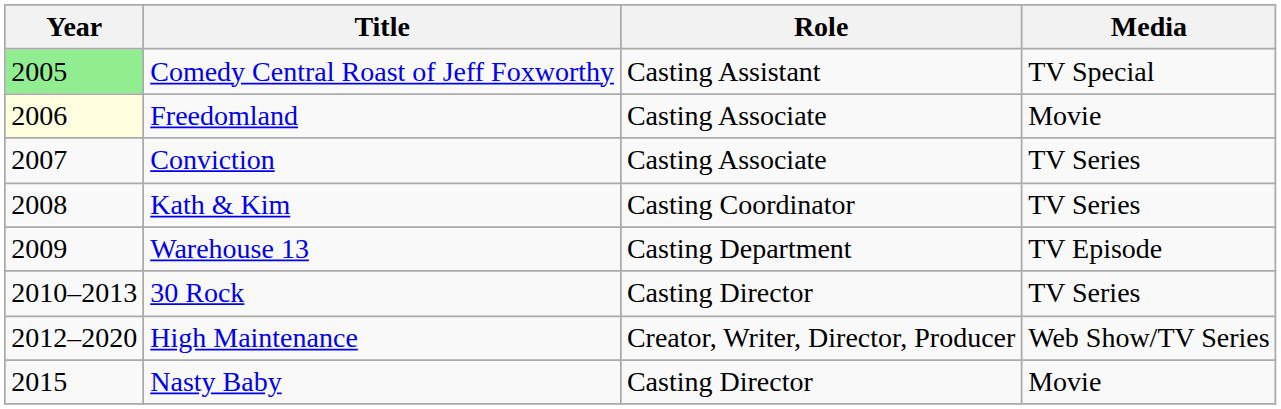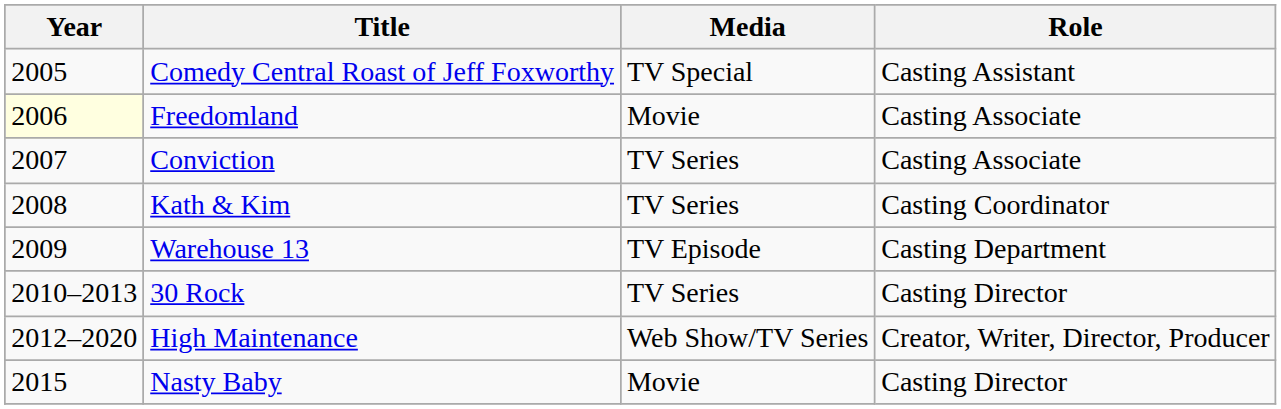columns swapped: (821, 26) <-> (1149, 26)
(39, 71) lightgreen background -> (39, 71) no background
